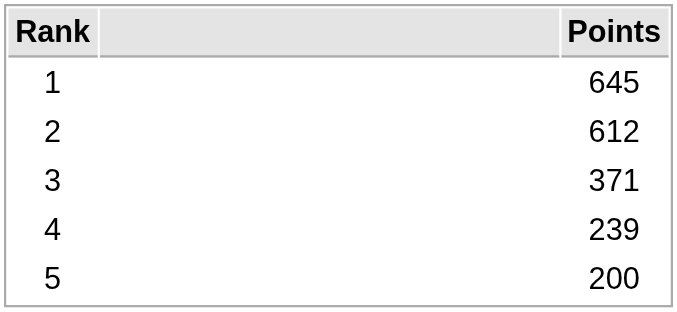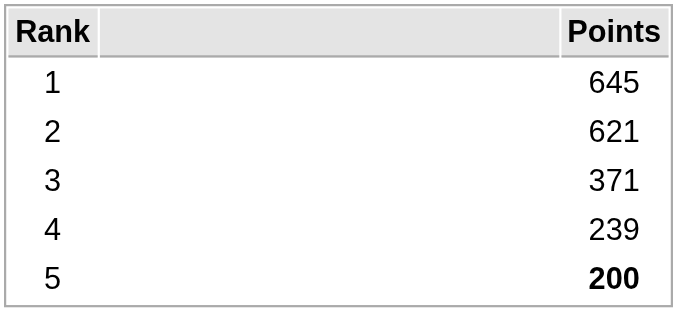(614, 132) 612 -> (614, 132) 621
(614, 279) normal -> (614, 279) bold
